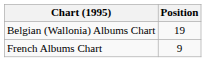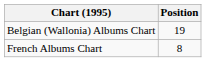(179, 48) 9 -> (179, 48) 8
